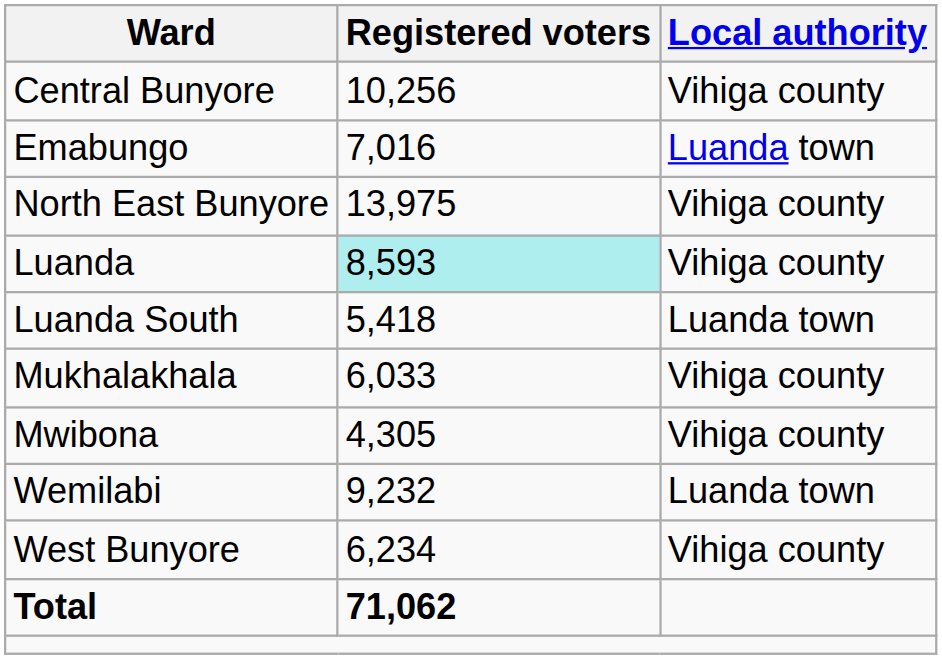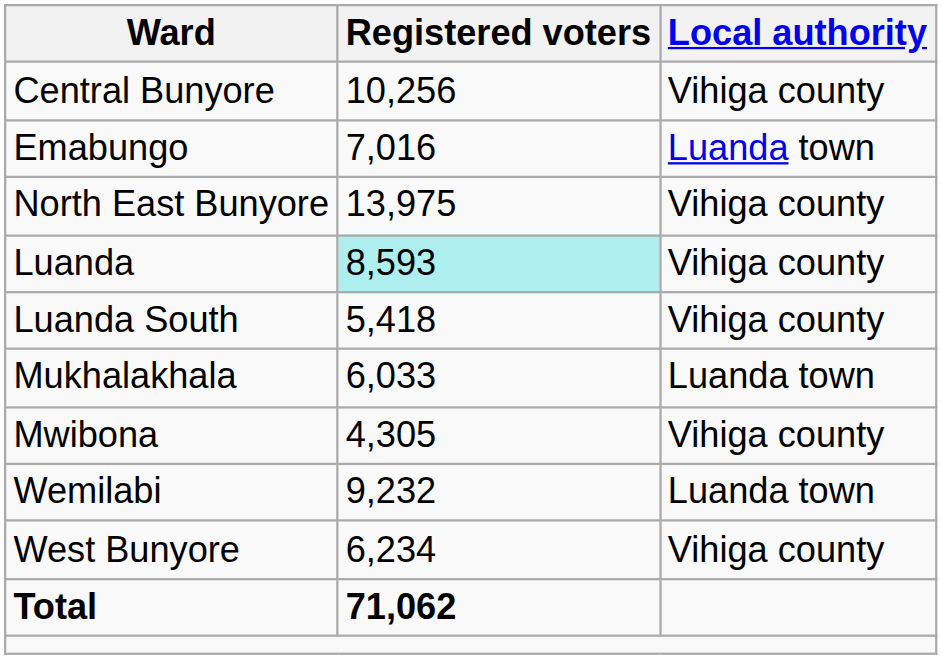(771, 319) Luanda town -> (776, 319) Vihiga county
(776, 377) Vihiga county -> (771, 377) Luanda town
